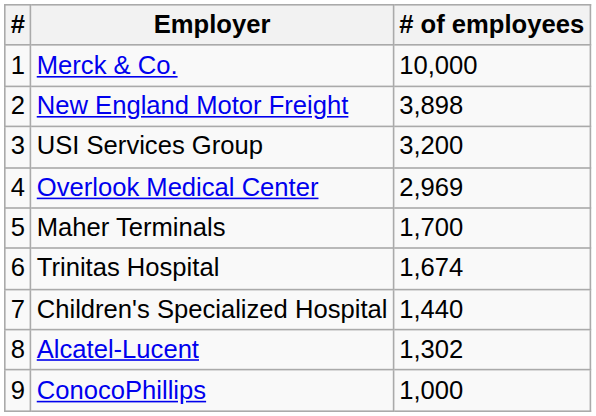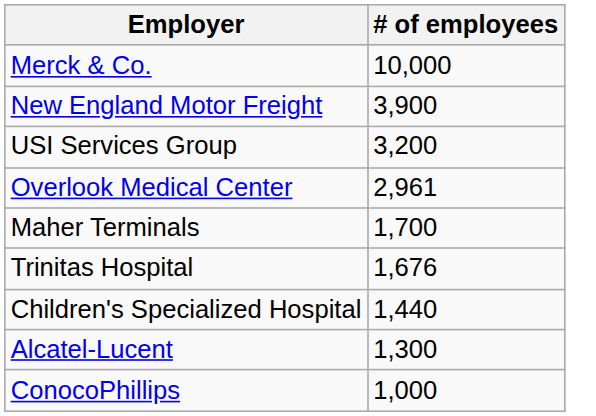- column: (18, 24)
(431, 106) 3,898 -> (405, 106) 3,900
(431, 187) 2,969 -> (405, 187) 2,961
(431, 268) 1,674 -> (405, 268) 1,676
(431, 349) 1,302 -> (405, 349) 1,300
